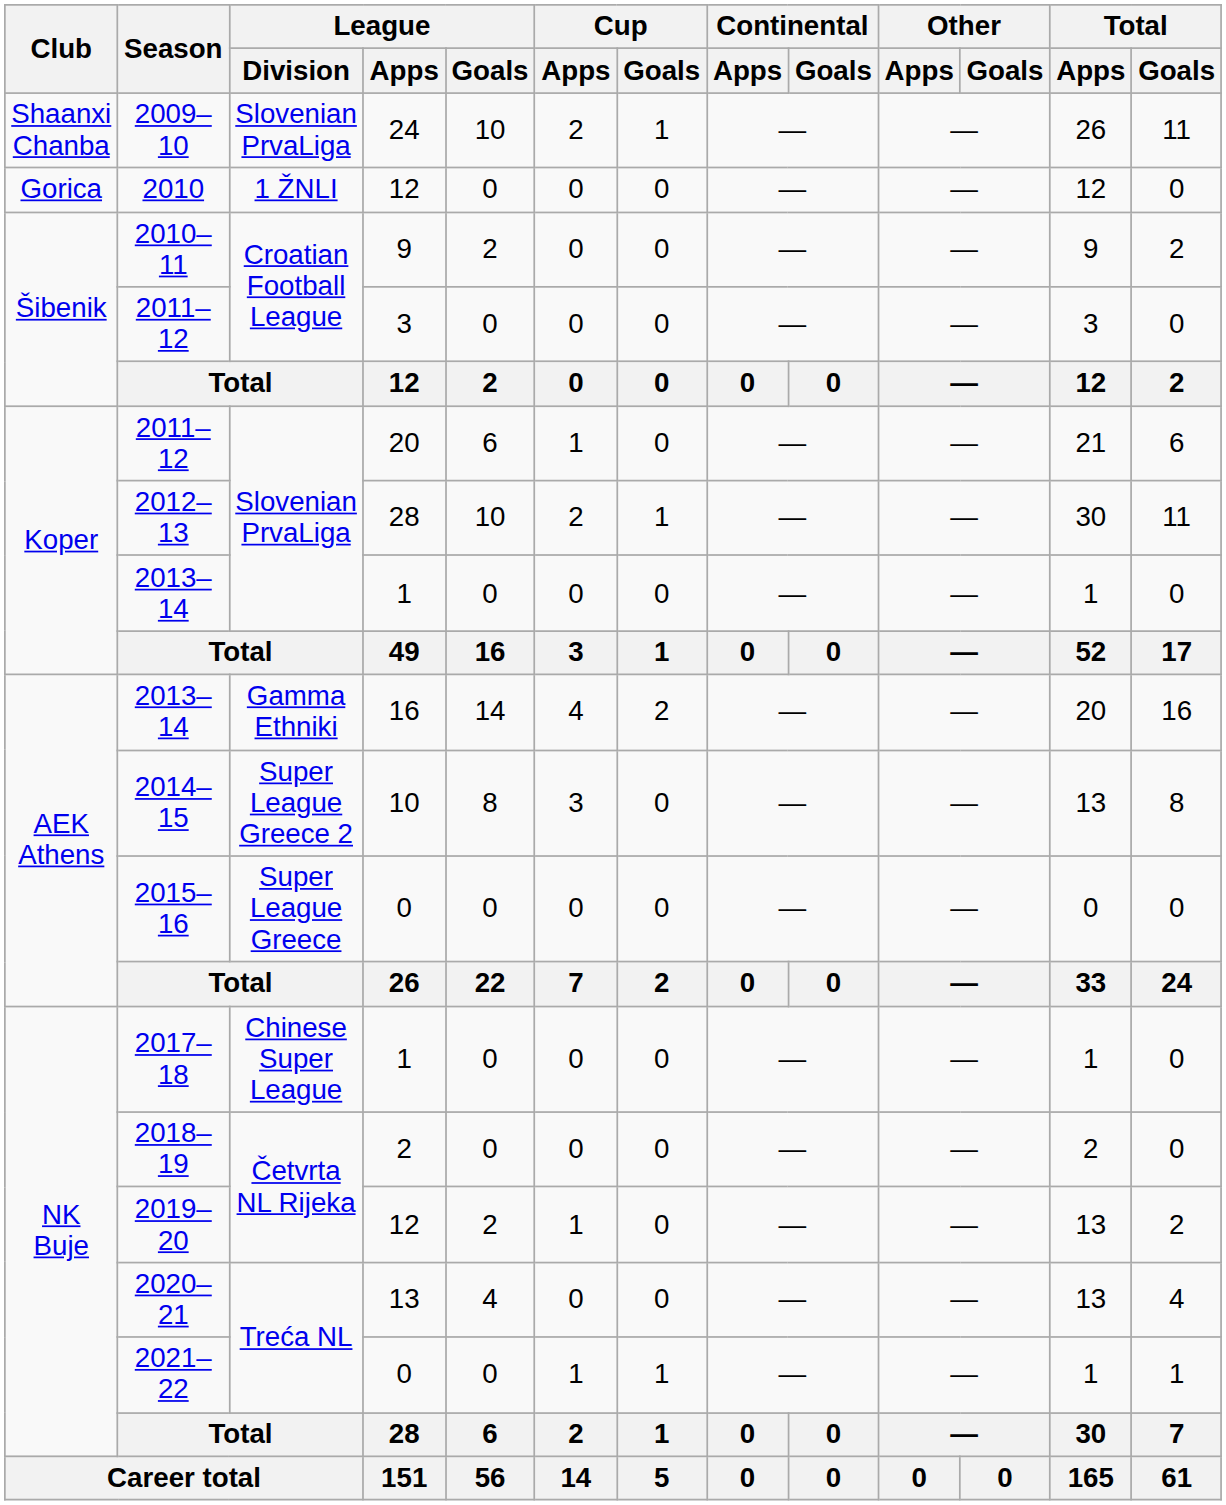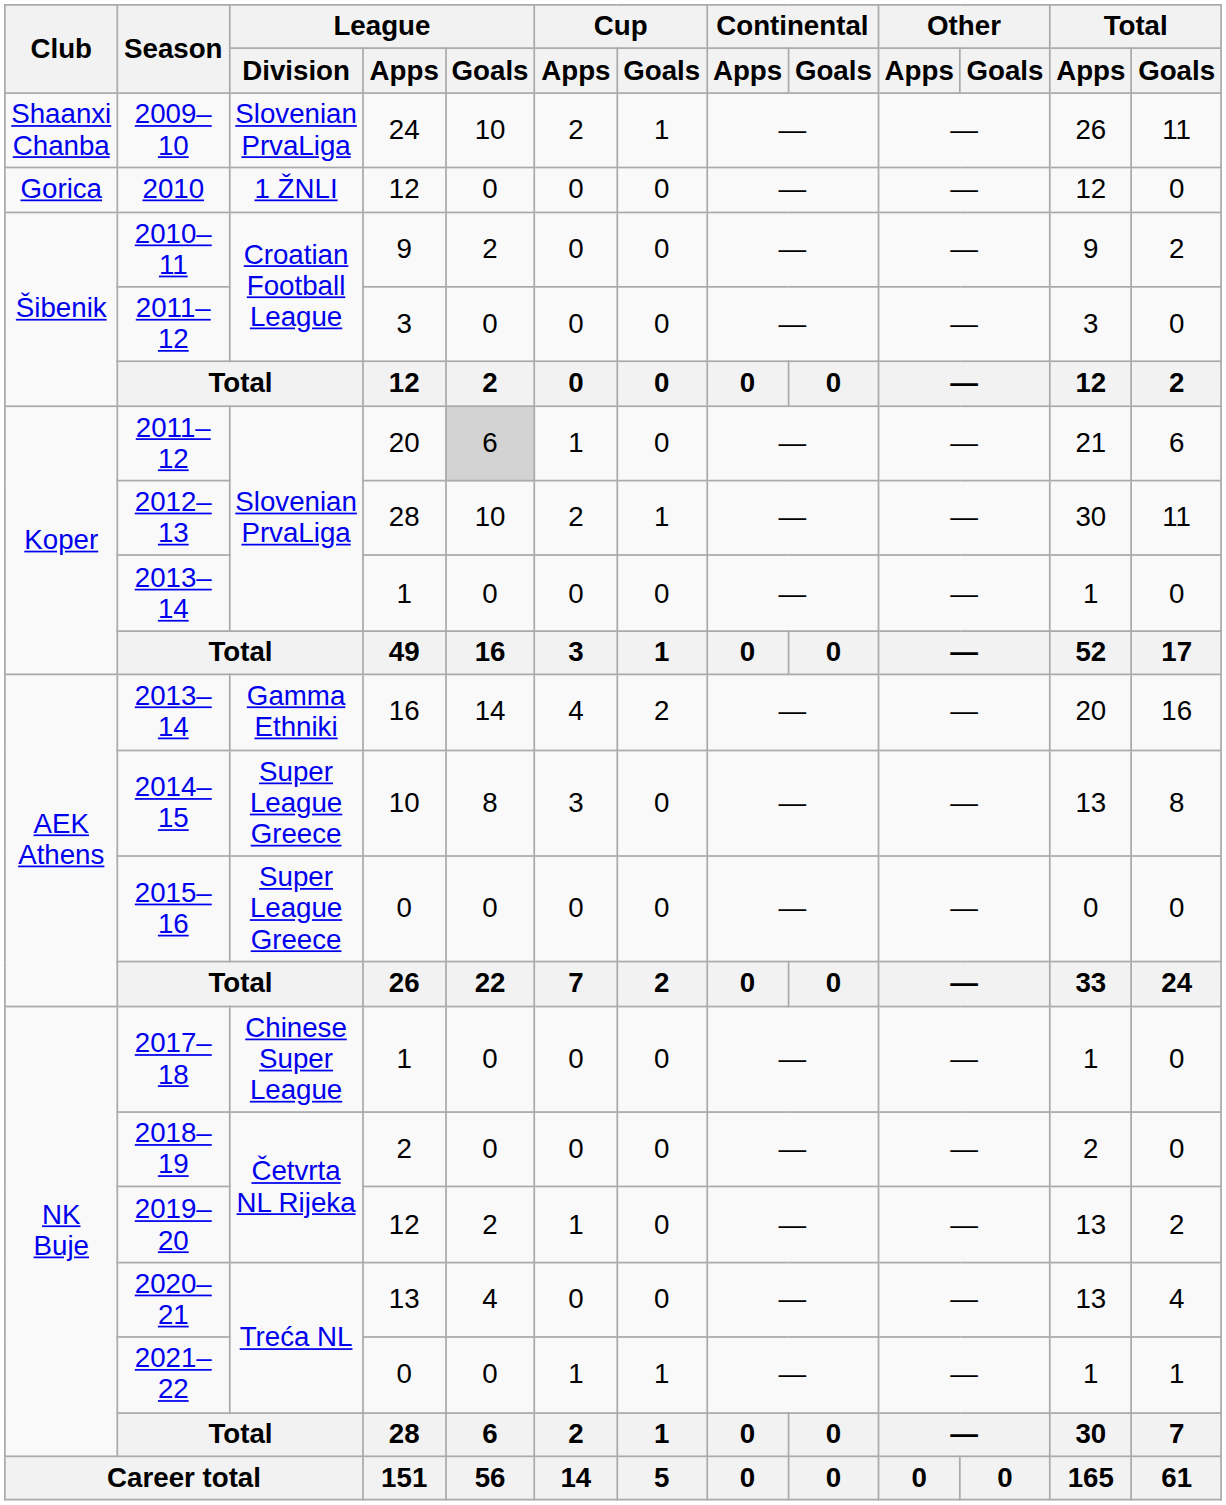(490, 442) no background -> (490, 442) lightgrey background
(296, 802) Super League Greece 2 -> (296, 802) Super League Greece
